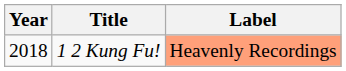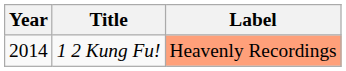(28, 50) 2018 -> (28, 50) 2014
